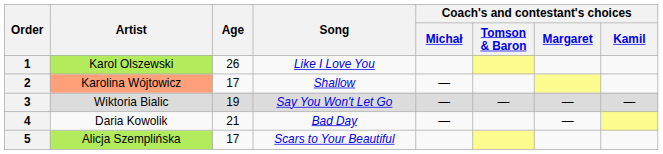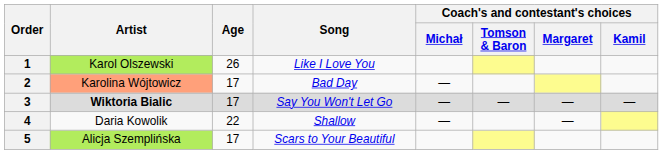(334, 83) Shallow -> (334, 83) Bad Day
(131, 102) normal -> (131, 102) bold
(233, 102) 19 -> (233, 102) 17
(233, 121) 21 -> (233, 121) 22
(334, 121) Bad Day -> (334, 121) Shallow
